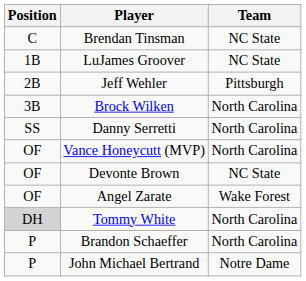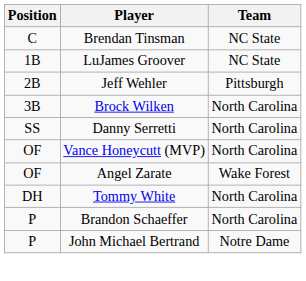- row: (134, 173)
(32, 219) lightgrey background -> (32, 196) no background
